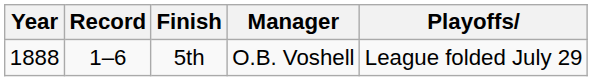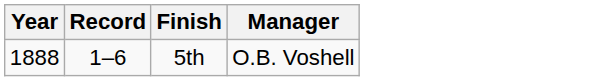- column: (474, 22)
